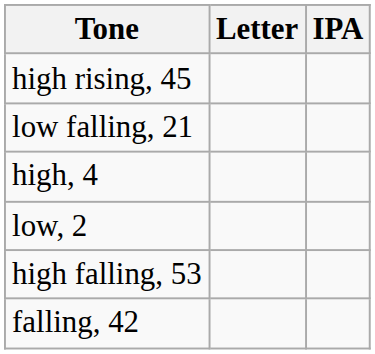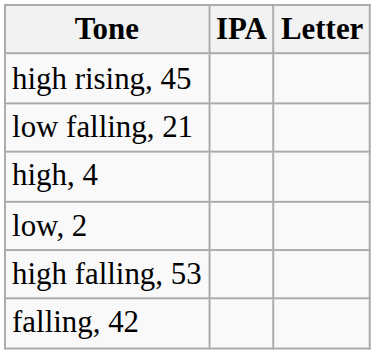columns swapped: (338, 28) <-> (257, 28)
